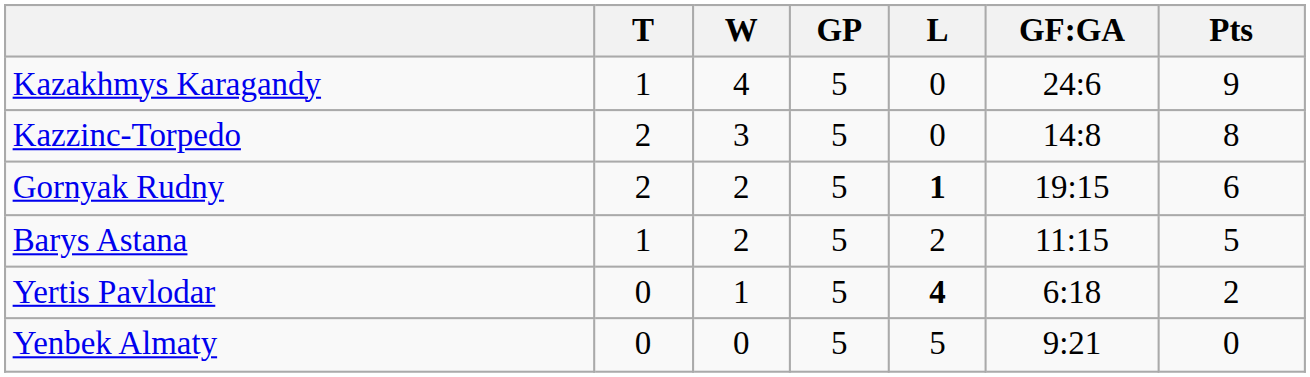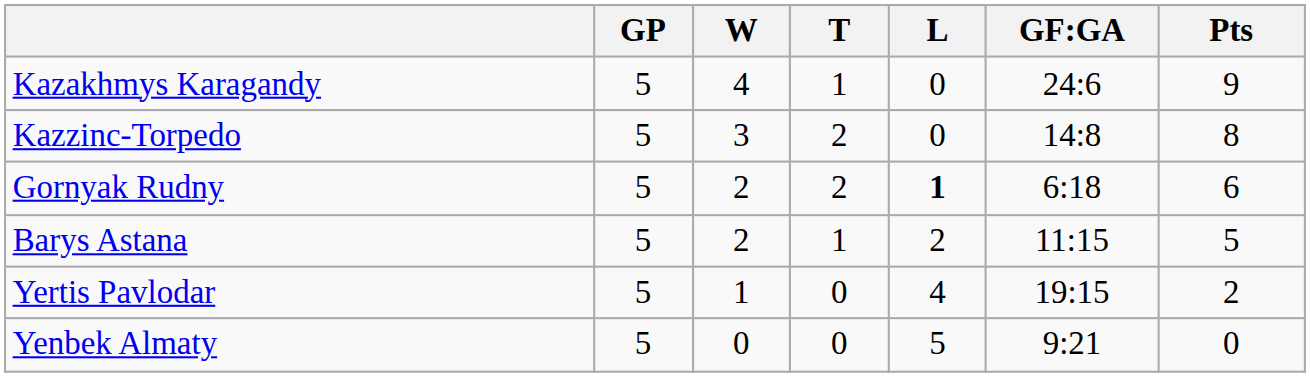columns swapped: (839, 30) <-> (643, 30)
(1072, 187) 19:15 -> (1072, 187) 6:18
(937, 291) bold -> (937, 291) normal
(1072, 291) 6:18 -> (1072, 291) 19:15
